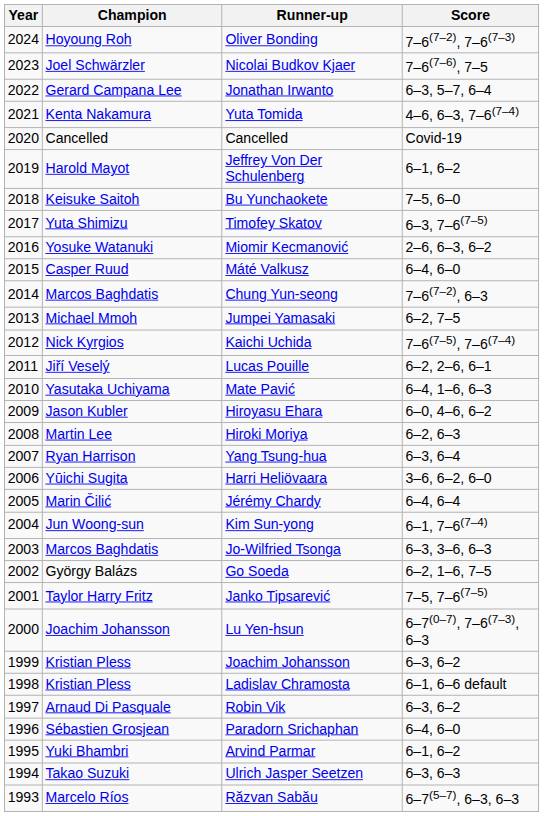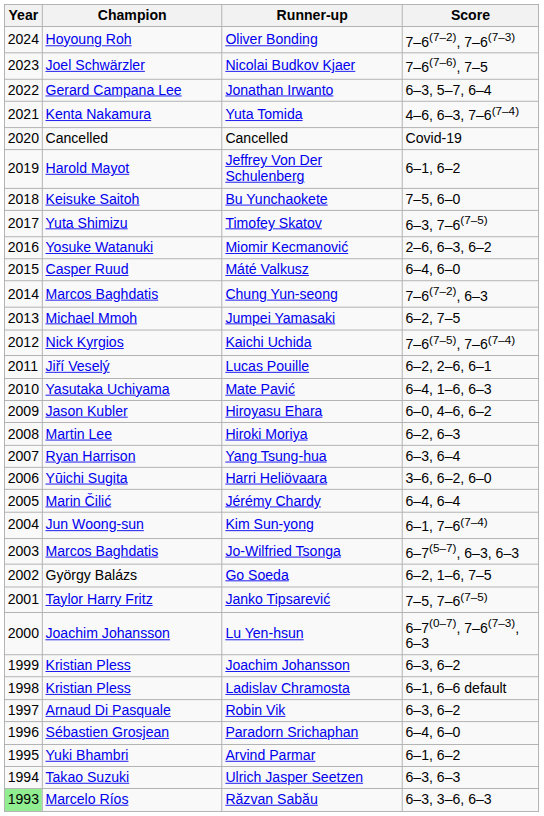(449, 549) 6–3, 3–6, 6–3 -> (462, 551) 6–7(5–7), 6–3, 6–3
(23, 798) no background -> (23, 799) lightgreen background
(462, 798) 6–7(5–7), 6–3, 6–3 -> (449, 799) 6–3, 3–6, 6–3
